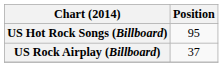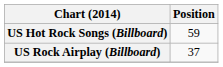(194, 33) 95 -> (194, 33) 59
